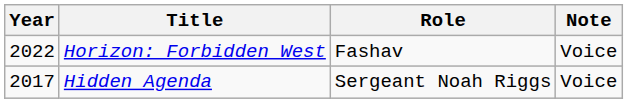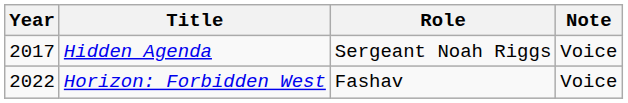rows swapped: (138, 82) <-> (195, 51)
